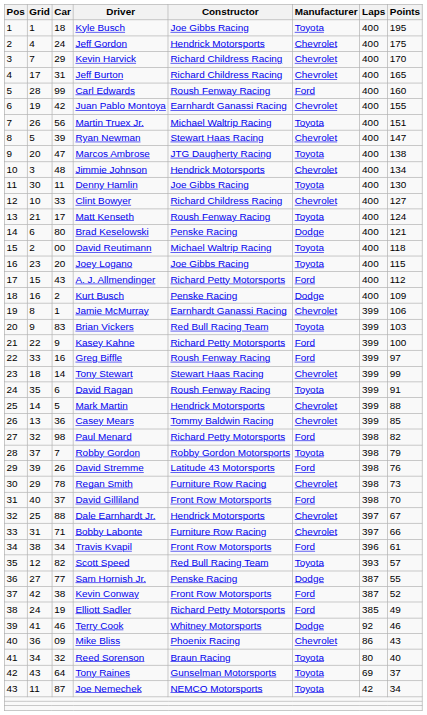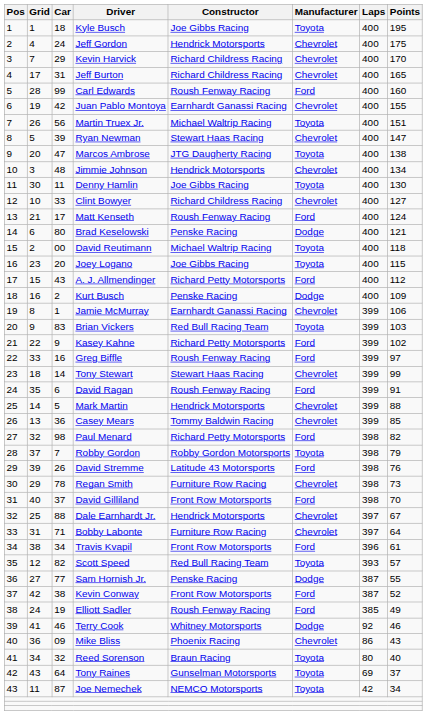(309, 216) Toyota -> (305, 216) Ford
(398, 342) 100 -> (398, 342) 102
(309, 389) Toyota -> (305, 389) Ford
(395, 531) 66 -> (395, 531) 64
(228, 610) Richard Petty Motorsports -> (220, 610) Roush Fenway Racing
